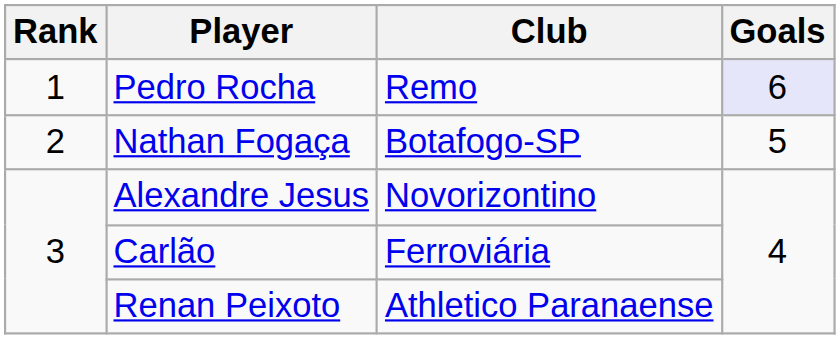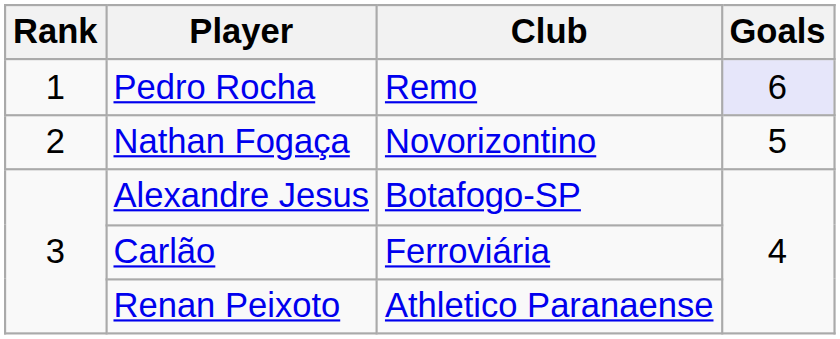(483, 141) Botafogo-SP -> (491, 141) Novorizontino
(491, 196) Novorizontino -> (483, 196) Botafogo-SP
